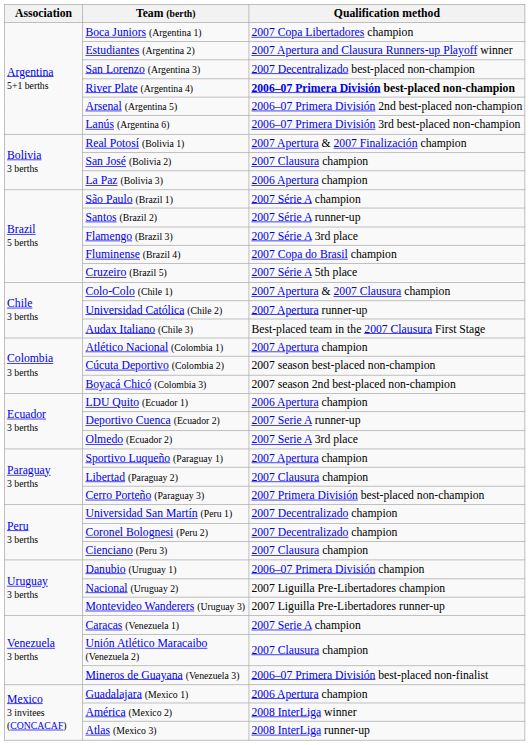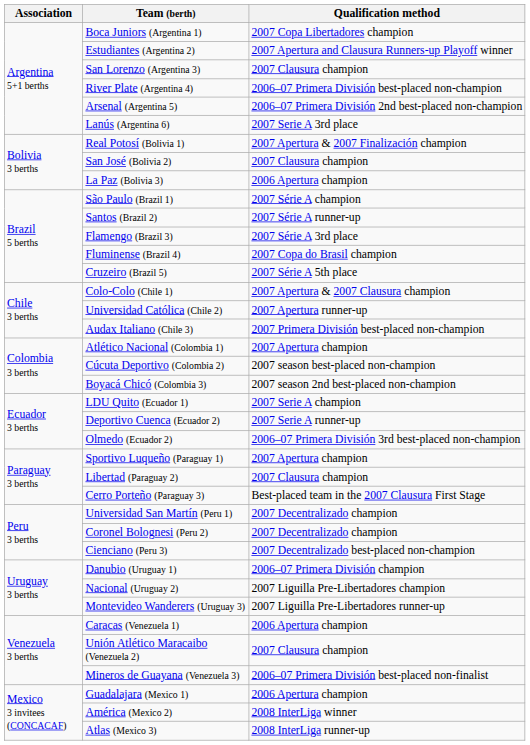(363, 69) 2007 Decentralizado best-placed non-champion -> (310, 69) 2007 Clausura champion
(383, 87) bold -> (377, 87) normal
(386, 124) 2006–07 Primera División 3rd best-placed non-champion -> (305, 124) 2007 Serie A 3rd place
(368, 328) Best-placed team in the 2007 Clausura First Stage -> (368, 328) 2007 Primera División best-placed non-champion
(309, 402) 2006 Apertura champion -> (306, 402) 2007 Serie A champion
(305, 439) 2007 Serie A 3rd place -> (386, 439) 2006–07 Primera División 3rd best-placed non-champion
(368, 495) 2007 Primera División best-placed non-champion -> (368, 495) Best-placed team in the 2007 Clausura First Stage
(310, 550) 2007 Clausura champion -> (363, 550) 2007 Decentralizado best-placed non-champion
(306, 625) 2007 Serie A champion -> (309, 625) 2006 Apertura champion
